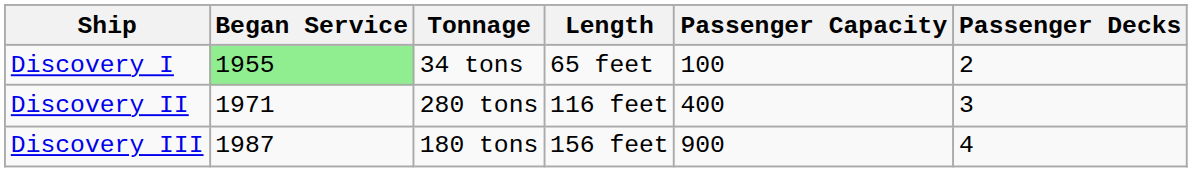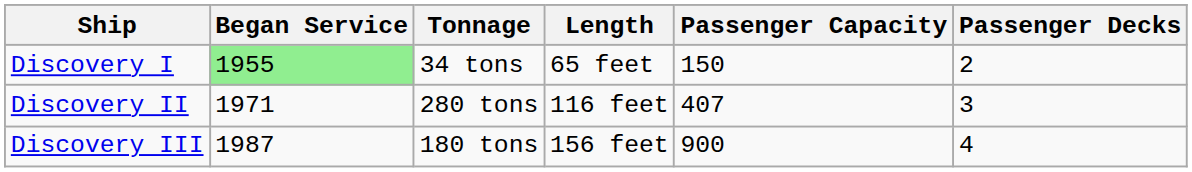(703, 65) 100 -> (703, 65) 150
(703, 106) 400 -> (703, 106) 407
